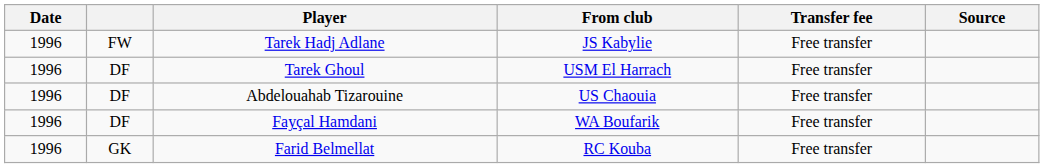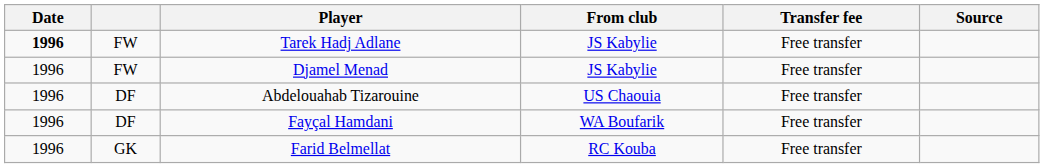(46, 43) normal -> (48, 43) bold
+ row: (341, 69)
- row: (325, 69)
